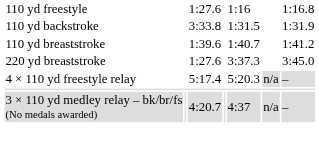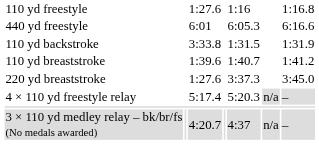+ row: (47, 26)
